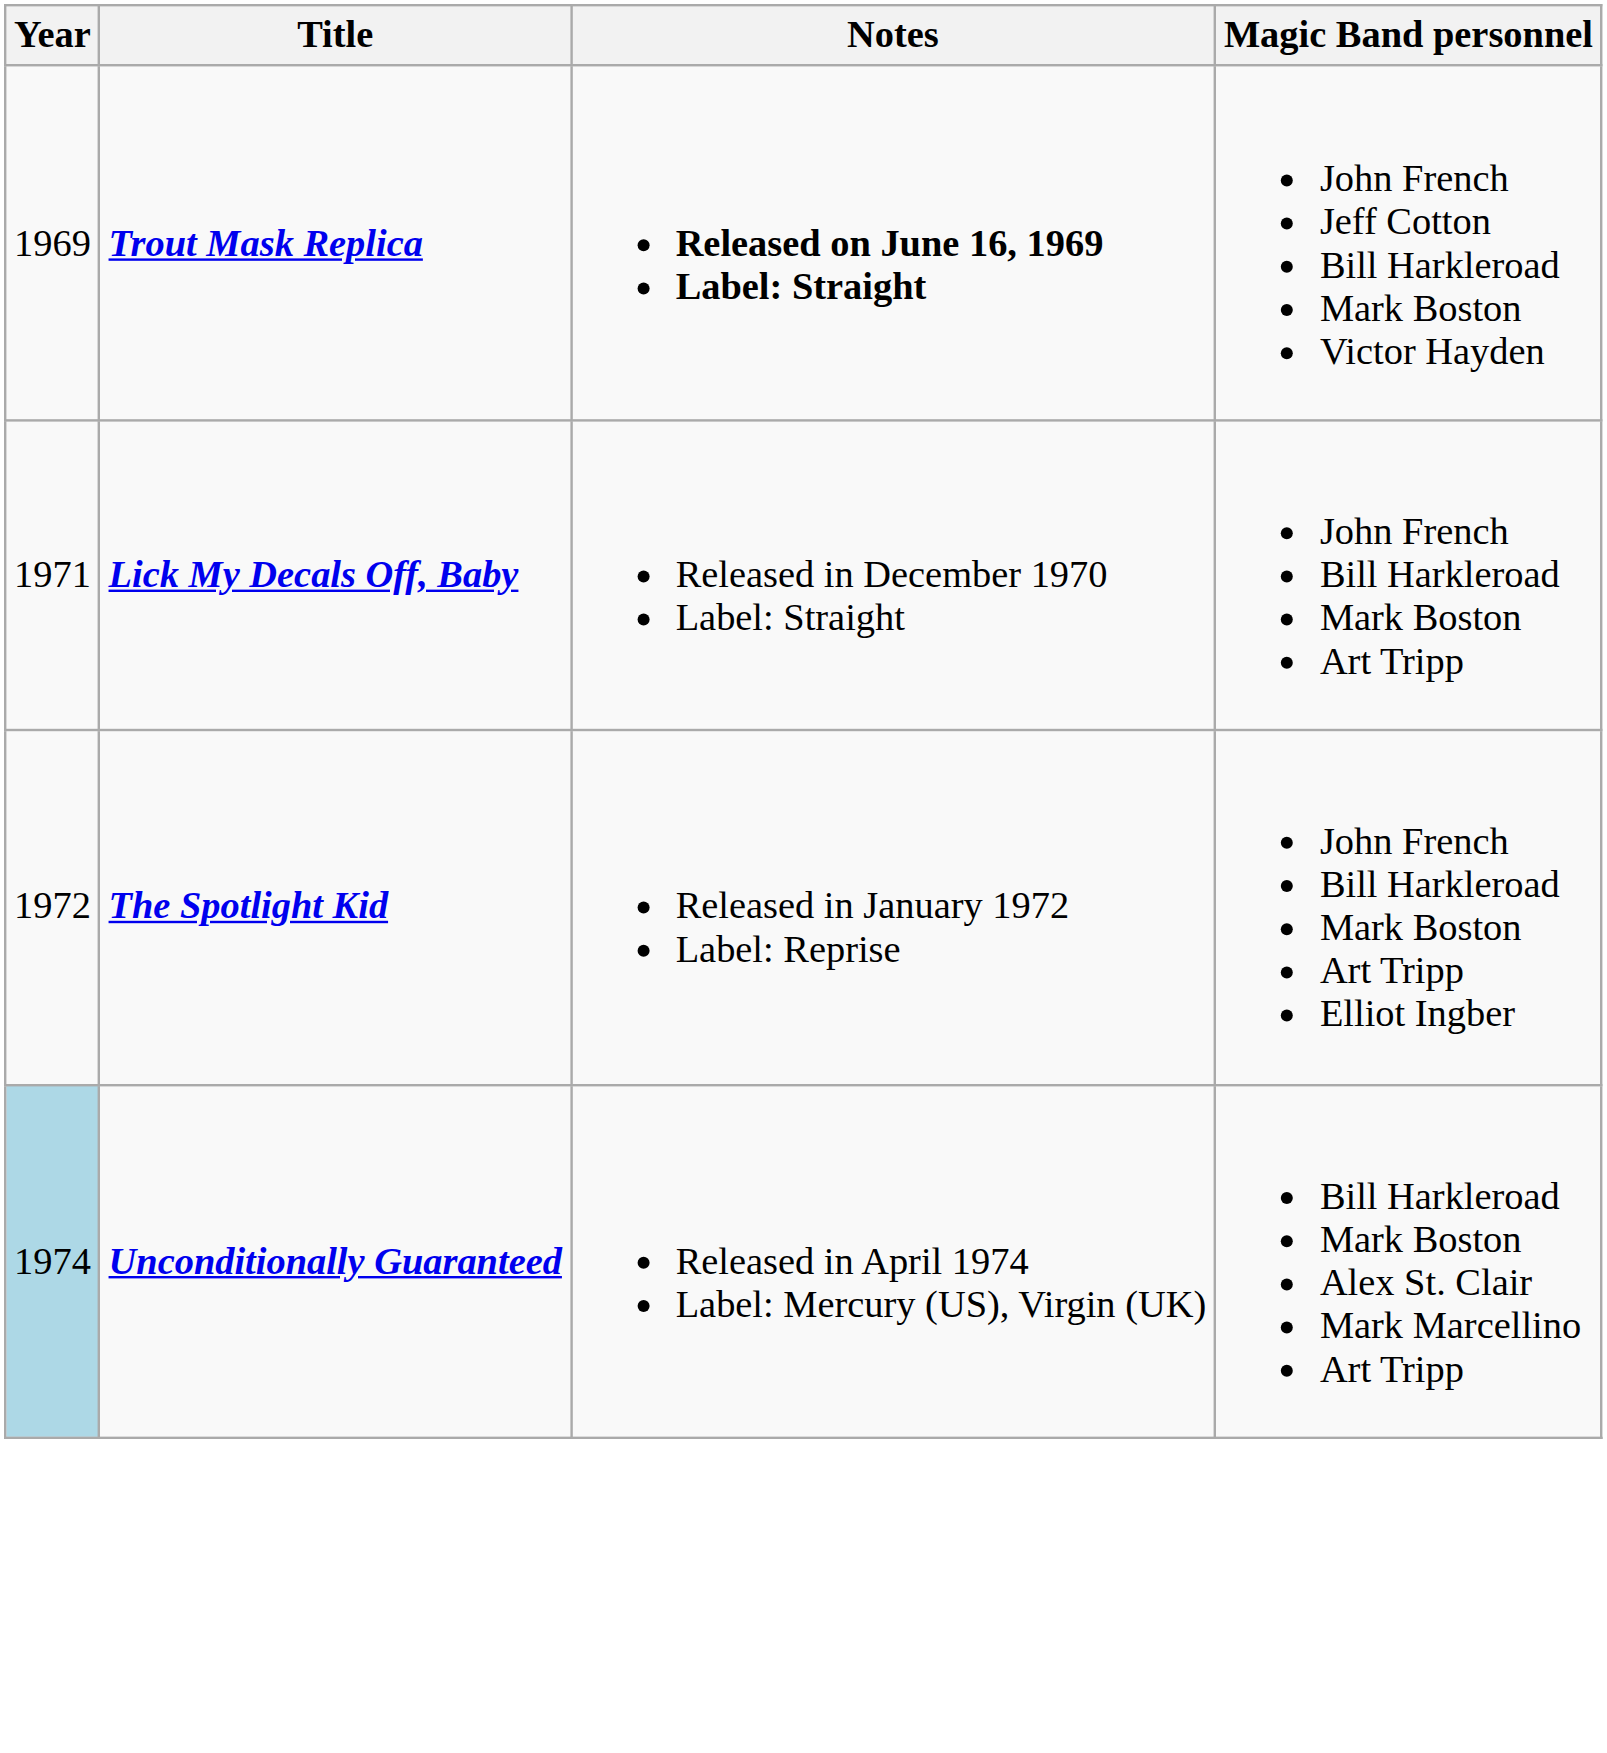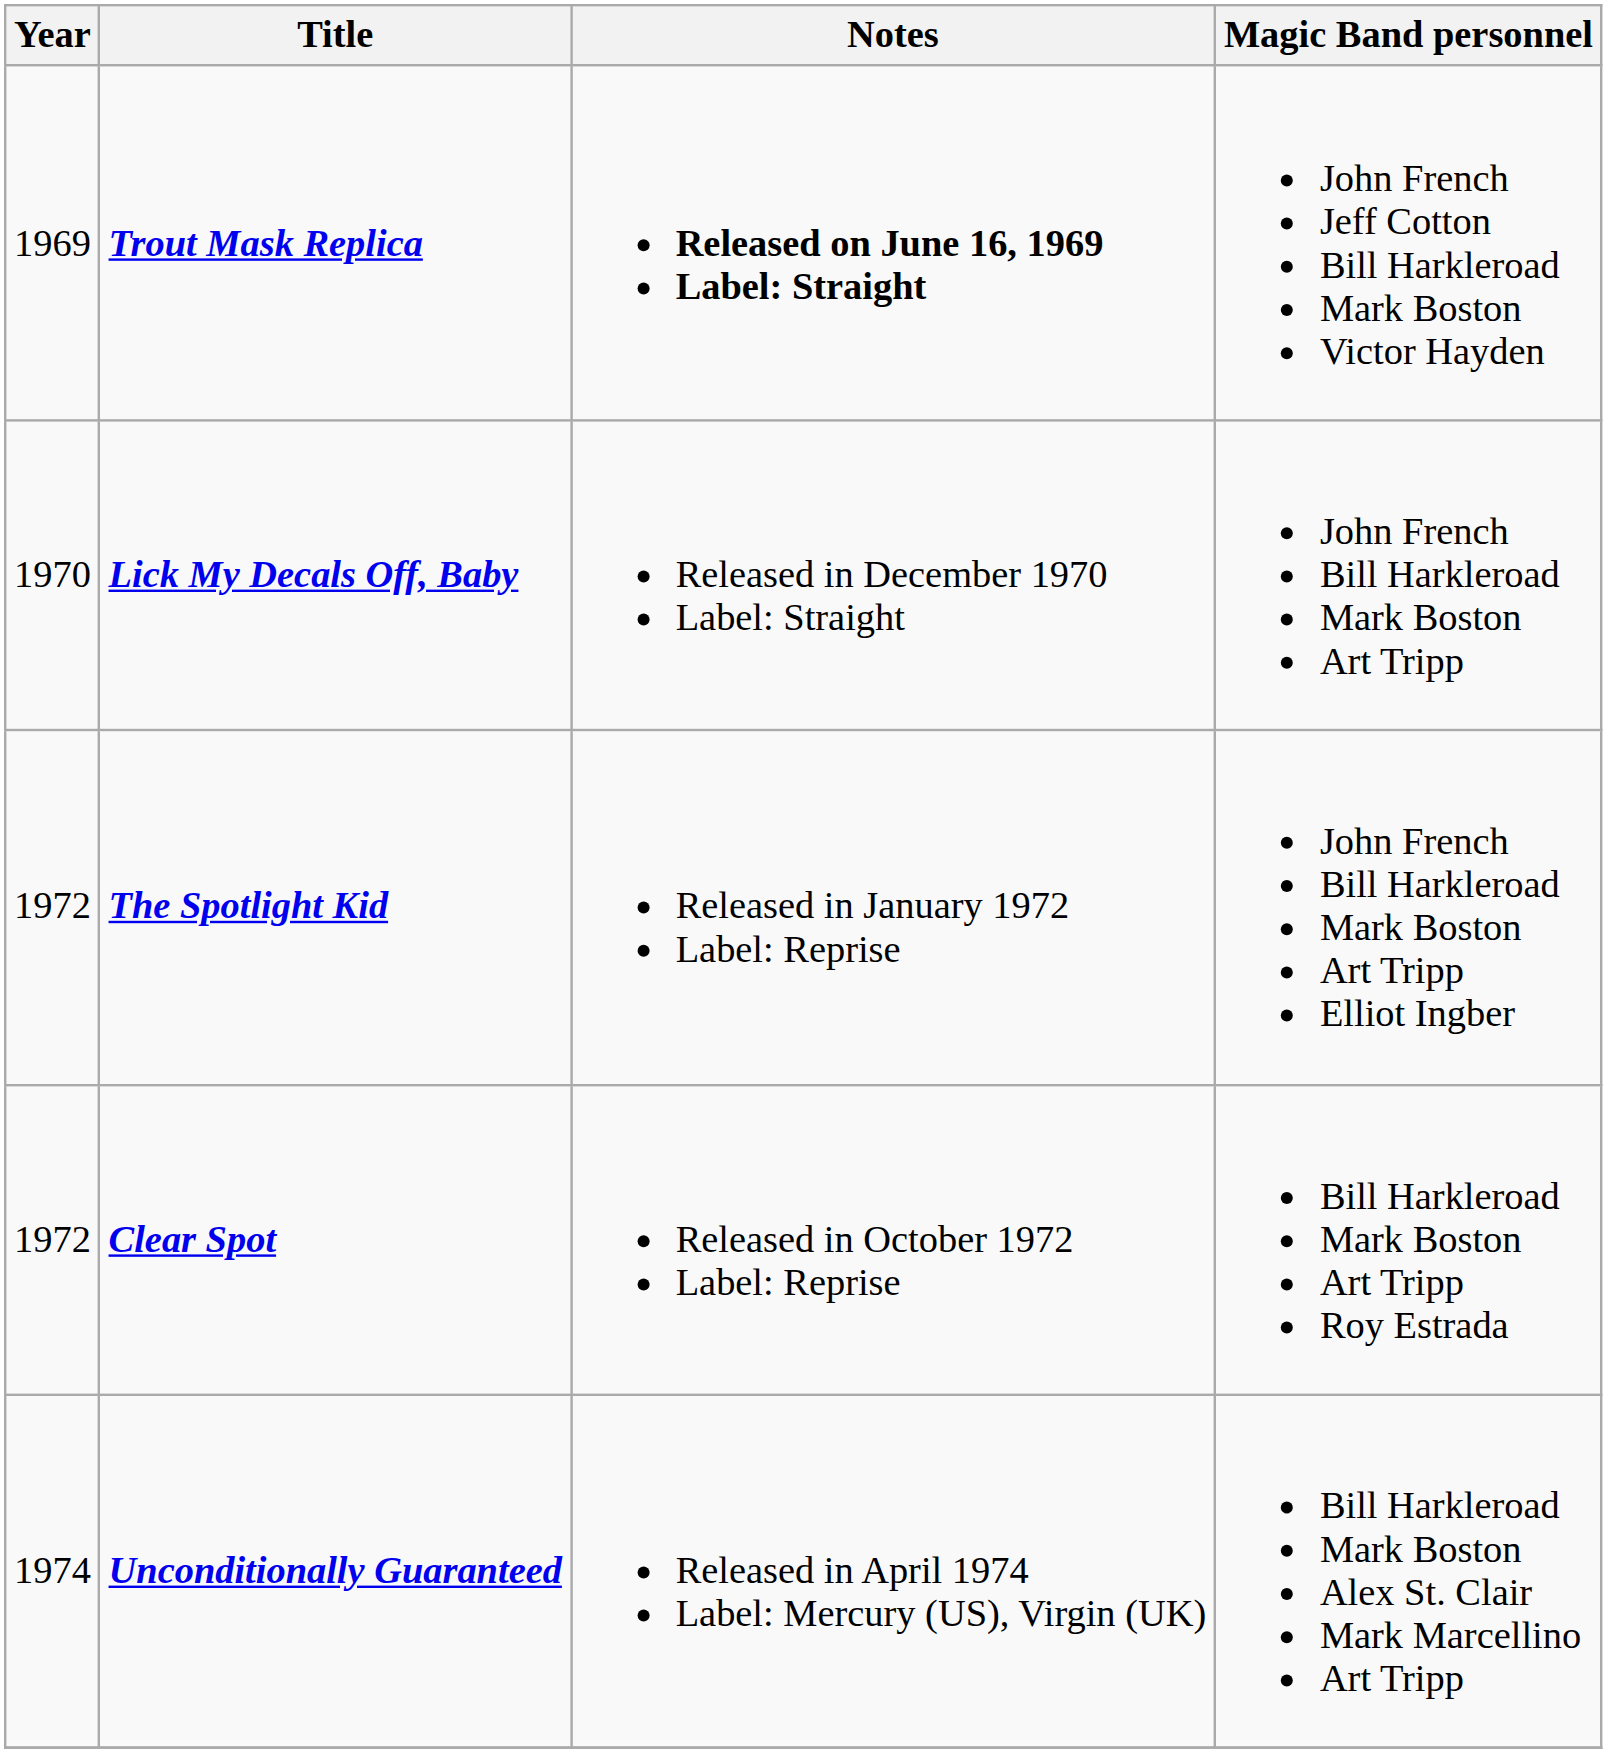(52, 574) 1971 -> (52, 574) 1970
+ row: (192, 1238)
(52, 1260) lightblue background -> (52, 1570) no background
